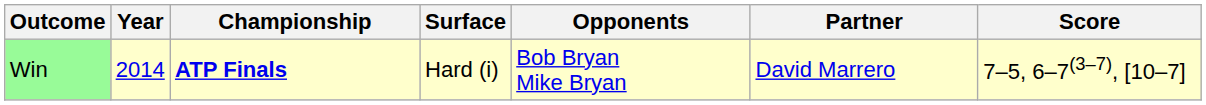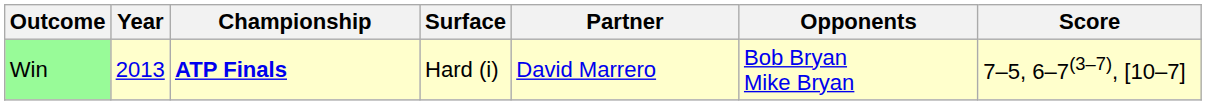columns swapped: (864, 22) <-> (631, 22)
(140, 69) 2014 -> (140, 69) 2013
